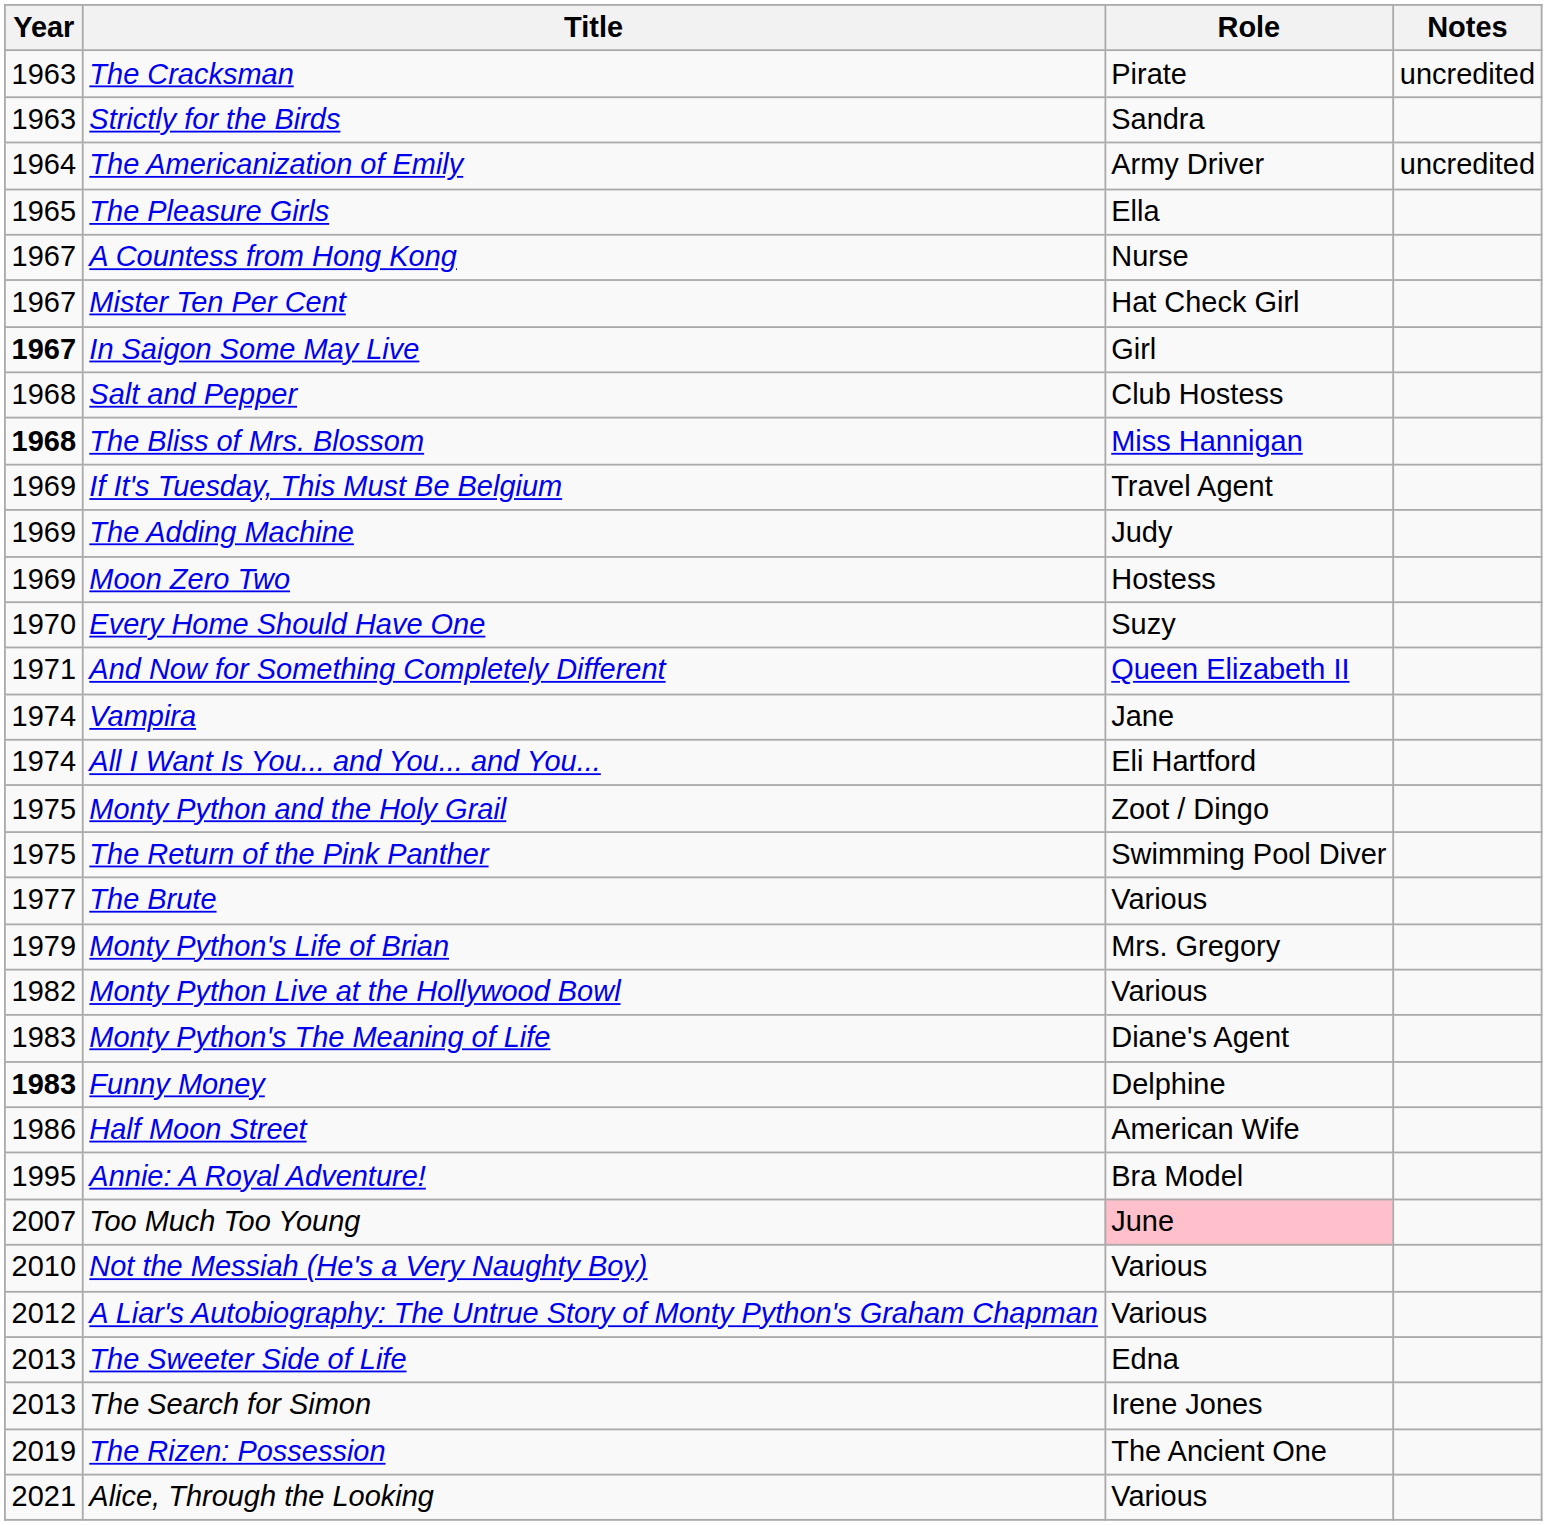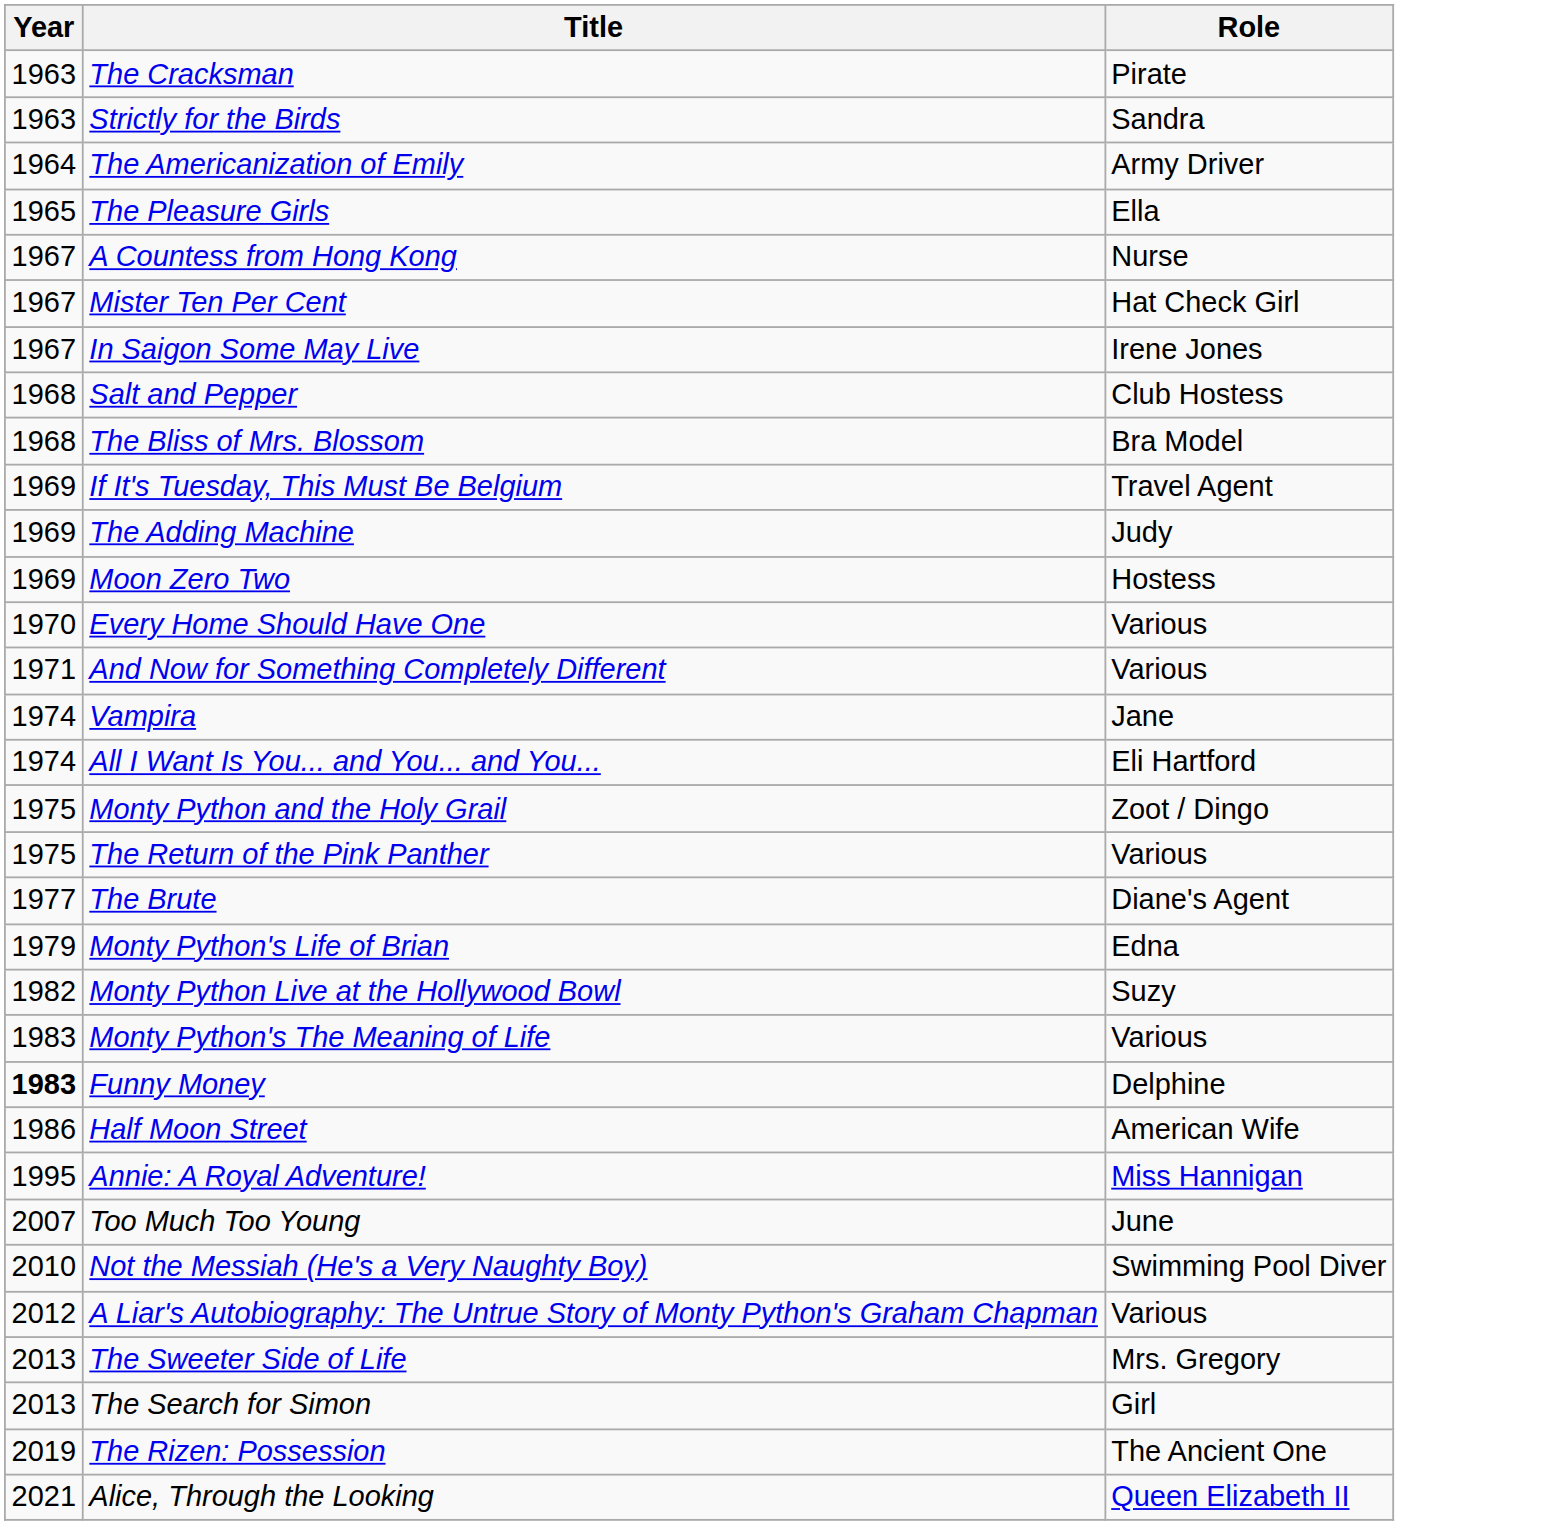- column: (1467, 27)
(44, 348) bold -> (44, 348) normal
(1134, 348) Girl -> (1187, 348) Irene Jones
(44, 440) bold -> (44, 440) normal
(1207, 440) Miss Hannigan -> (1177, 440) Bra Model
(1143, 624) Suzy -> (1159, 624) Various
(1230, 670) Queen Elizabeth II -> (1159, 670) Various
(1249, 854) Swimming Pool Diver -> (1159, 854) Various
(1159, 900) Various -> (1200, 900) Diane's Agent
(1196, 946) Mrs. Gregory -> (1145, 946) Edna
(1159, 991) Various -> (1143, 991) Suzy
(1200, 1037) Diane's Agent -> (1159, 1037) Various
(1177, 1175) Bra Model -> (1207, 1175) Miss Hannigan
(1143, 1221) pink background -> (1143, 1221) no background
(1159, 1267) Various -> (1249, 1267) Swimming Pool Diver
(1145, 1359) Edna -> (1196, 1359) Mrs. Gregory
(1187, 1405) Irene Jones -> (1134, 1405) Girl
(1159, 1497) Various -> (1230, 1497) Queen Elizabeth II
